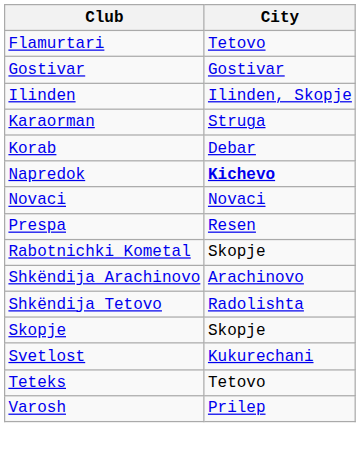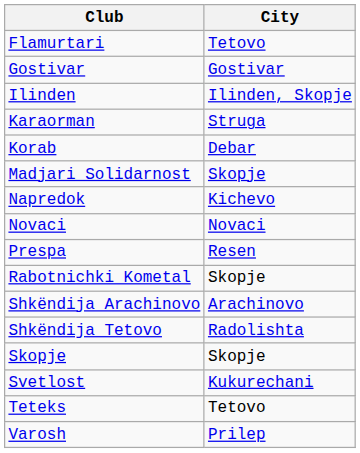+ row: (100, 174)
(242, 174) bold -> (242, 200) normal
